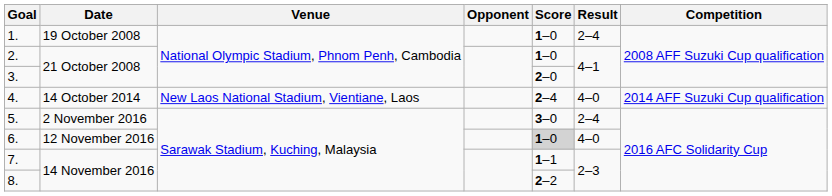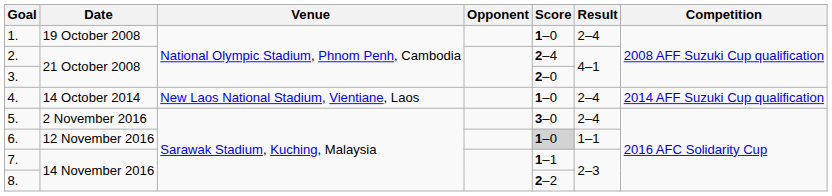(546, 57) 1–0 -> (546, 57) 2–4
(546, 98) 2–4 -> (546, 98) 1–0
(589, 98) 4–0 -> (589, 98) 2–4
(589, 139) 4–0 -> (589, 139) 1–1
